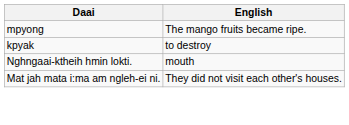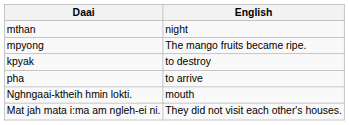+ row: (21, 29)
+ row: (15, 78)
